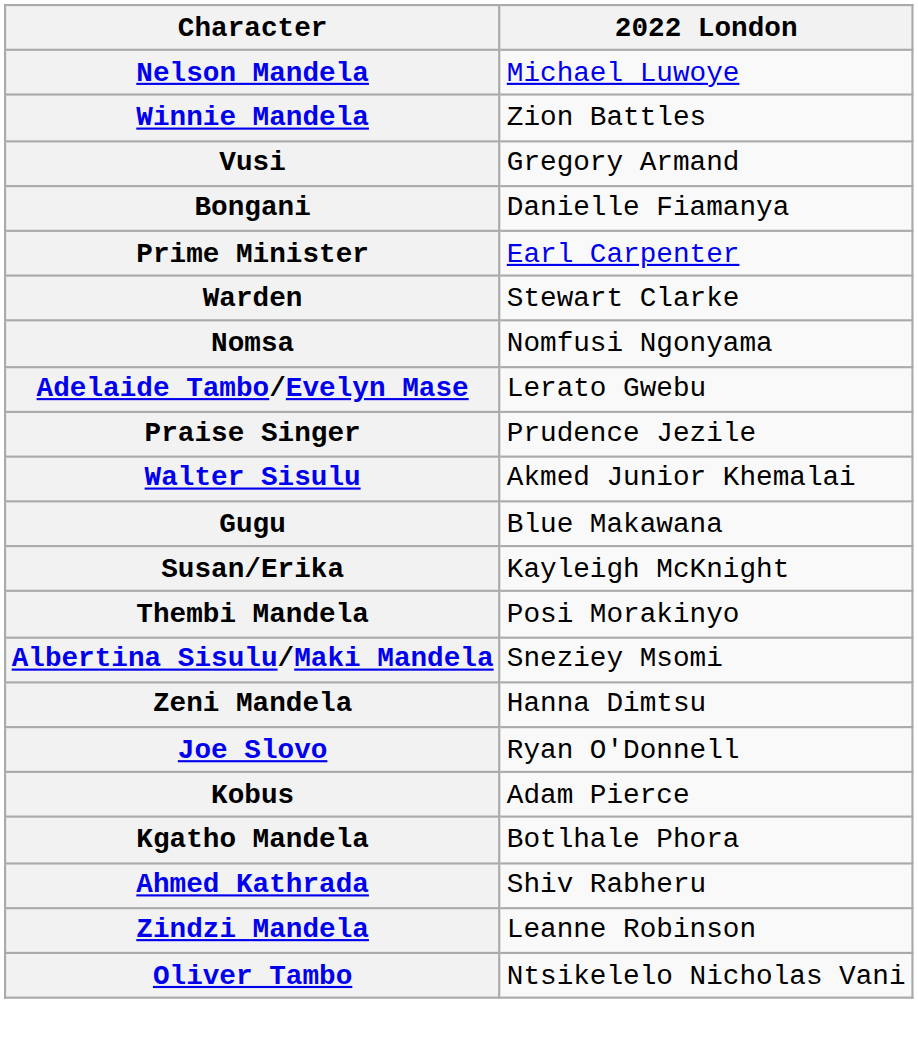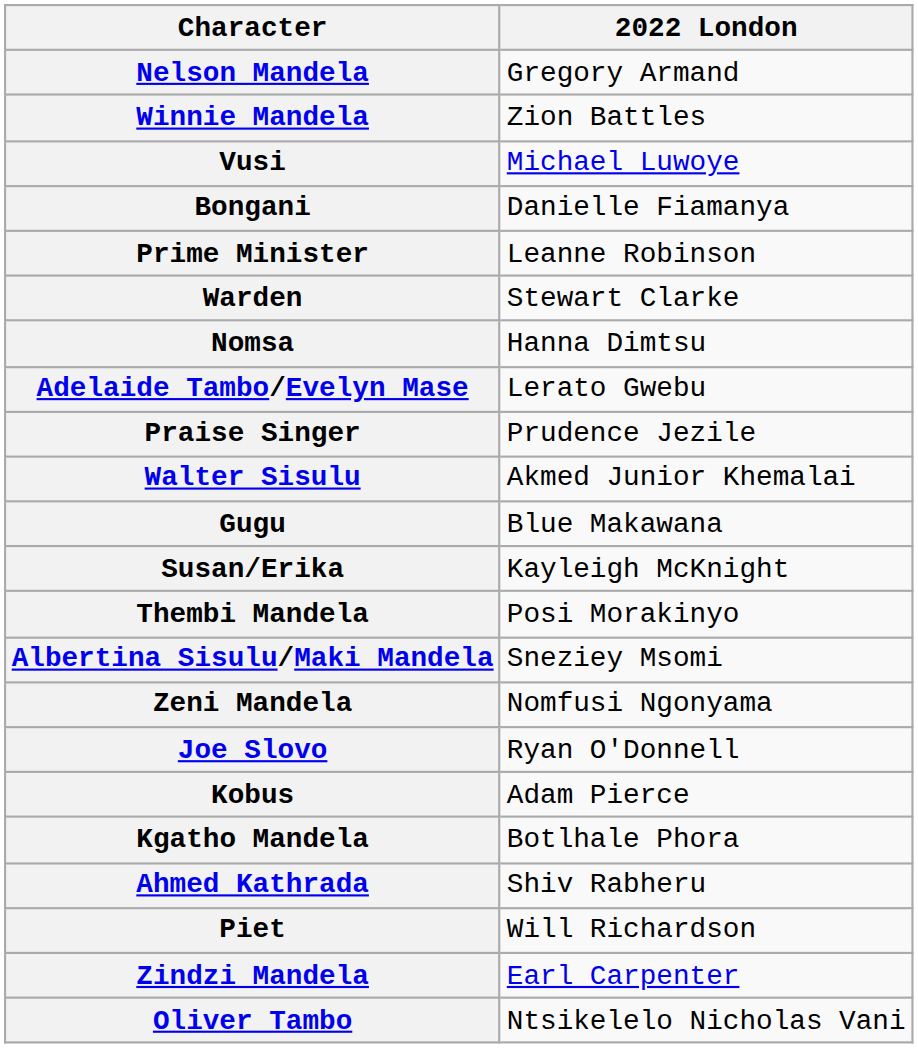(623, 73) Michael Luwoye -> (623, 73) Gregory Armand
(623, 163) Gregory Armand -> (623, 163) Michael Luwoye
(623, 253) Earl Carpenter -> (631, 253) Leanne Robinson
(640, 344) Nomfusi Ngonyama -> (606, 344) Hanna Dimtsu
(606, 705) Hanna Dimtsu -> (640, 705) Nomfusi Ngonyama
+ row: (253, 930)
(631, 930) Leanne Robinson -> (623, 975) Earl Carpenter
